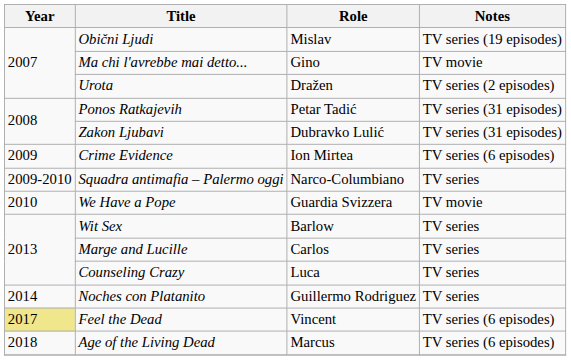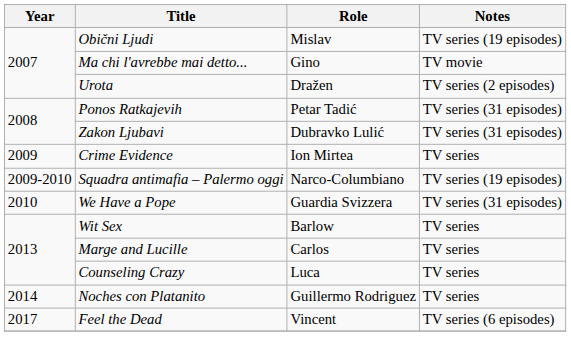(489, 156) TV series (6 episodes) -> (451, 156) TV series
(451, 179) TV series -> (492, 179) TV series (19 episodes)
(453, 202) TV movie -> (492, 202) TV series (31 episodes)
(23, 319) khaki background -> (23, 319) no background
- row: (147, 343)
